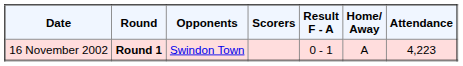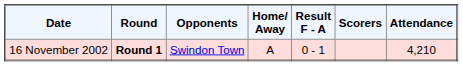columns swapped: (364, 22) <-> (274, 22)
(421, 50) 4,223 -> (421, 50) 4,210
